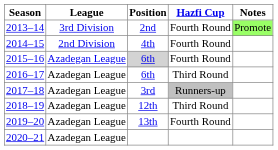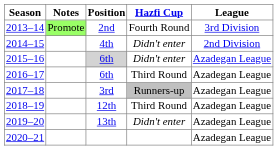columns swapped: (87, 12) <-> (253, 12)
(200, 43) Fourth Round -> (159, 43) Didn't enter
(200, 59) Fourth Round -> (159, 59) Didn't enter
(200, 121) Fourth Round -> (159, 121) Didn't enter
